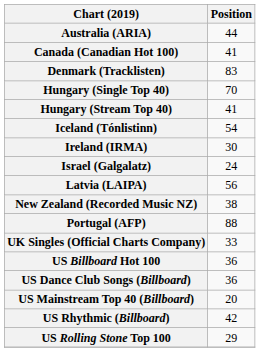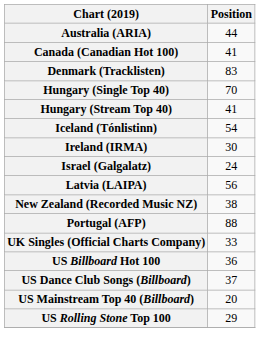(231, 280) 36 -> (231, 280) 37
- row: (106, 318)
